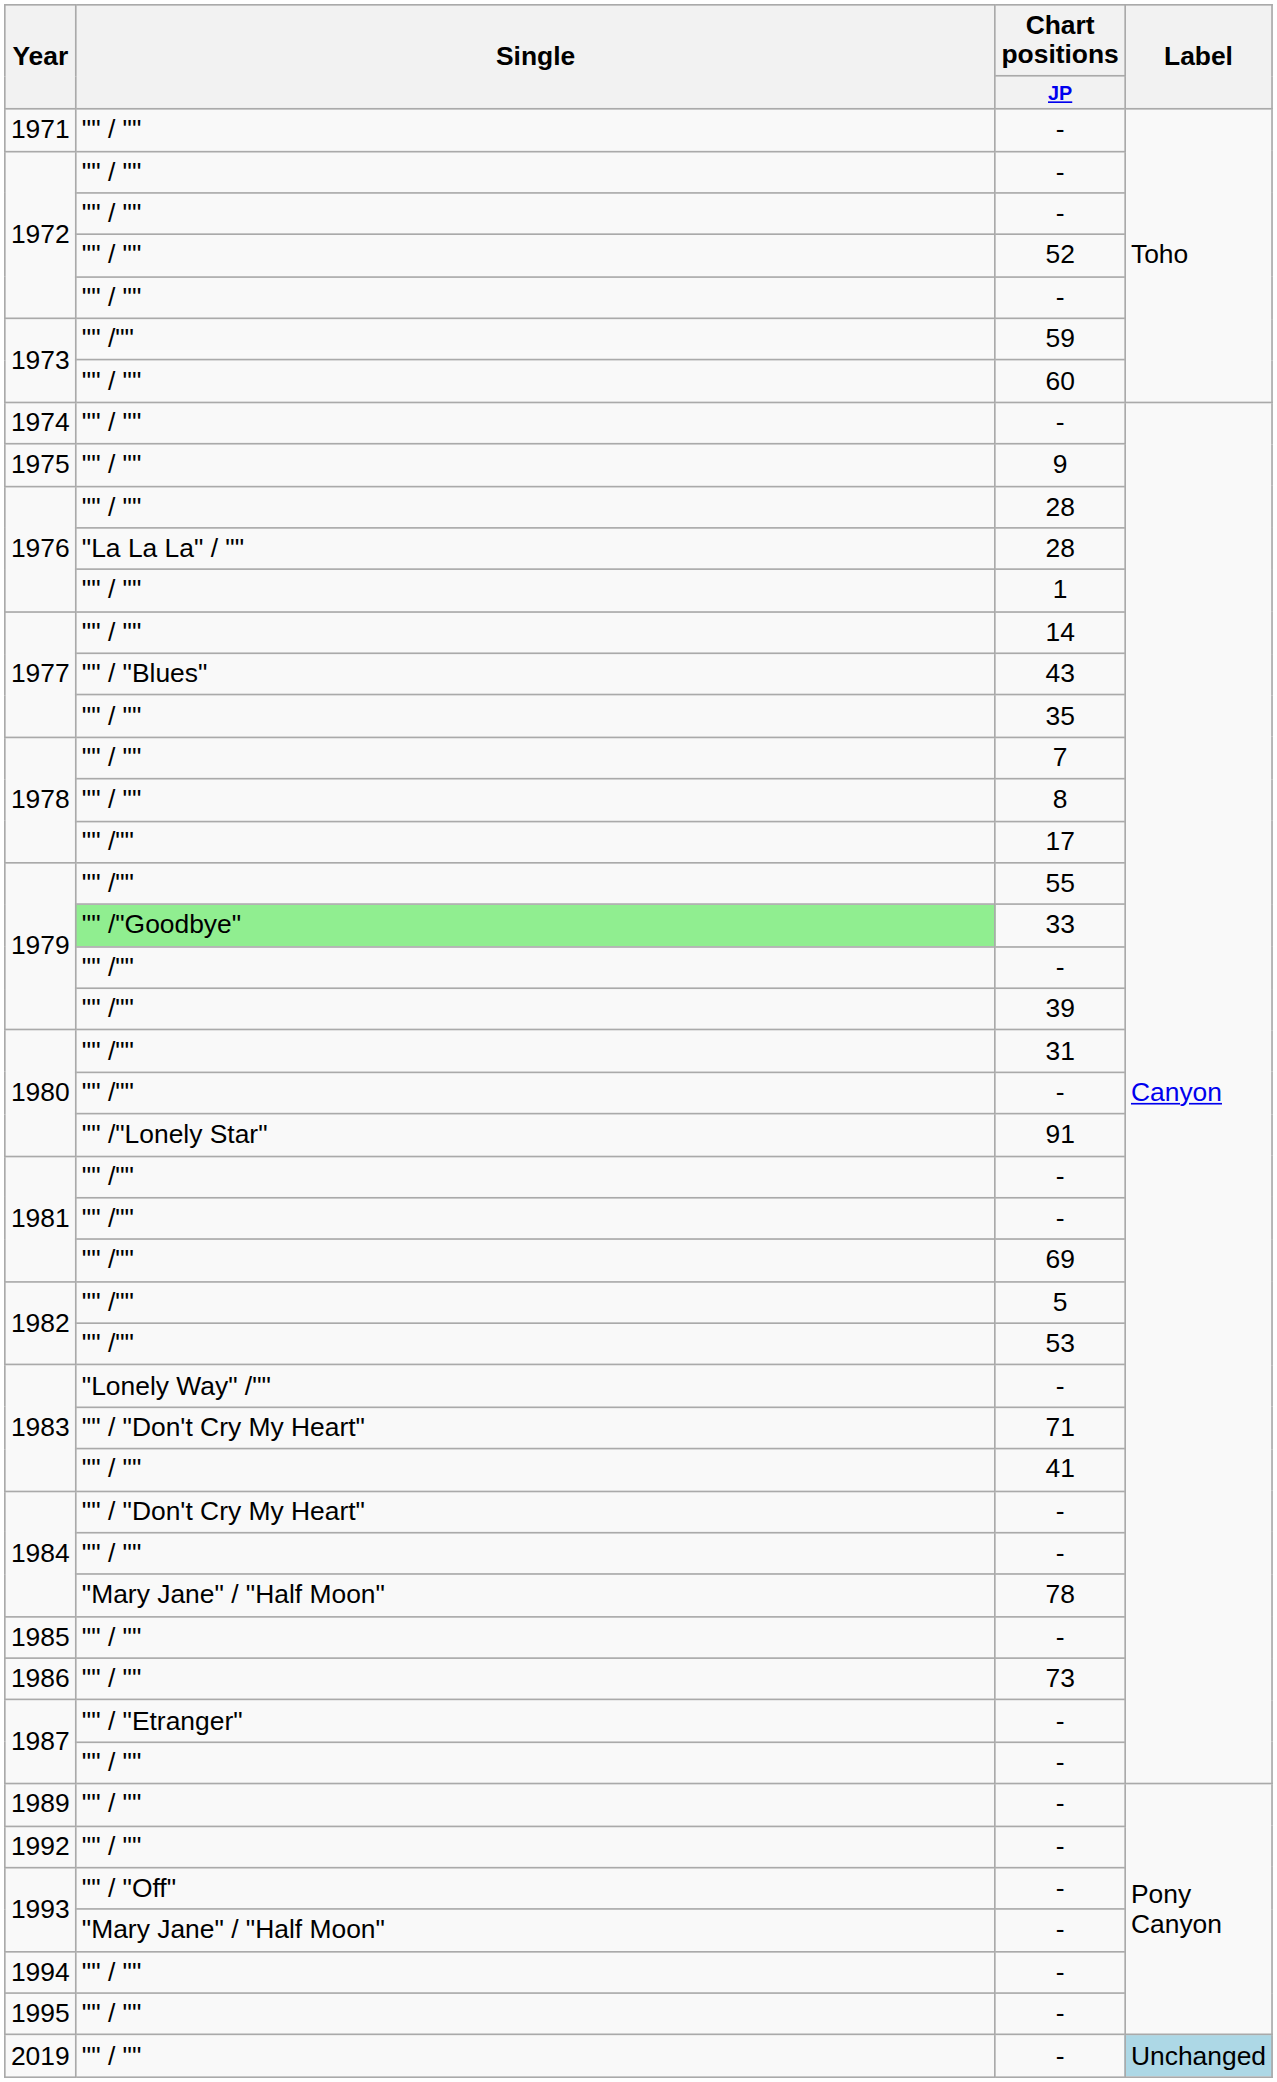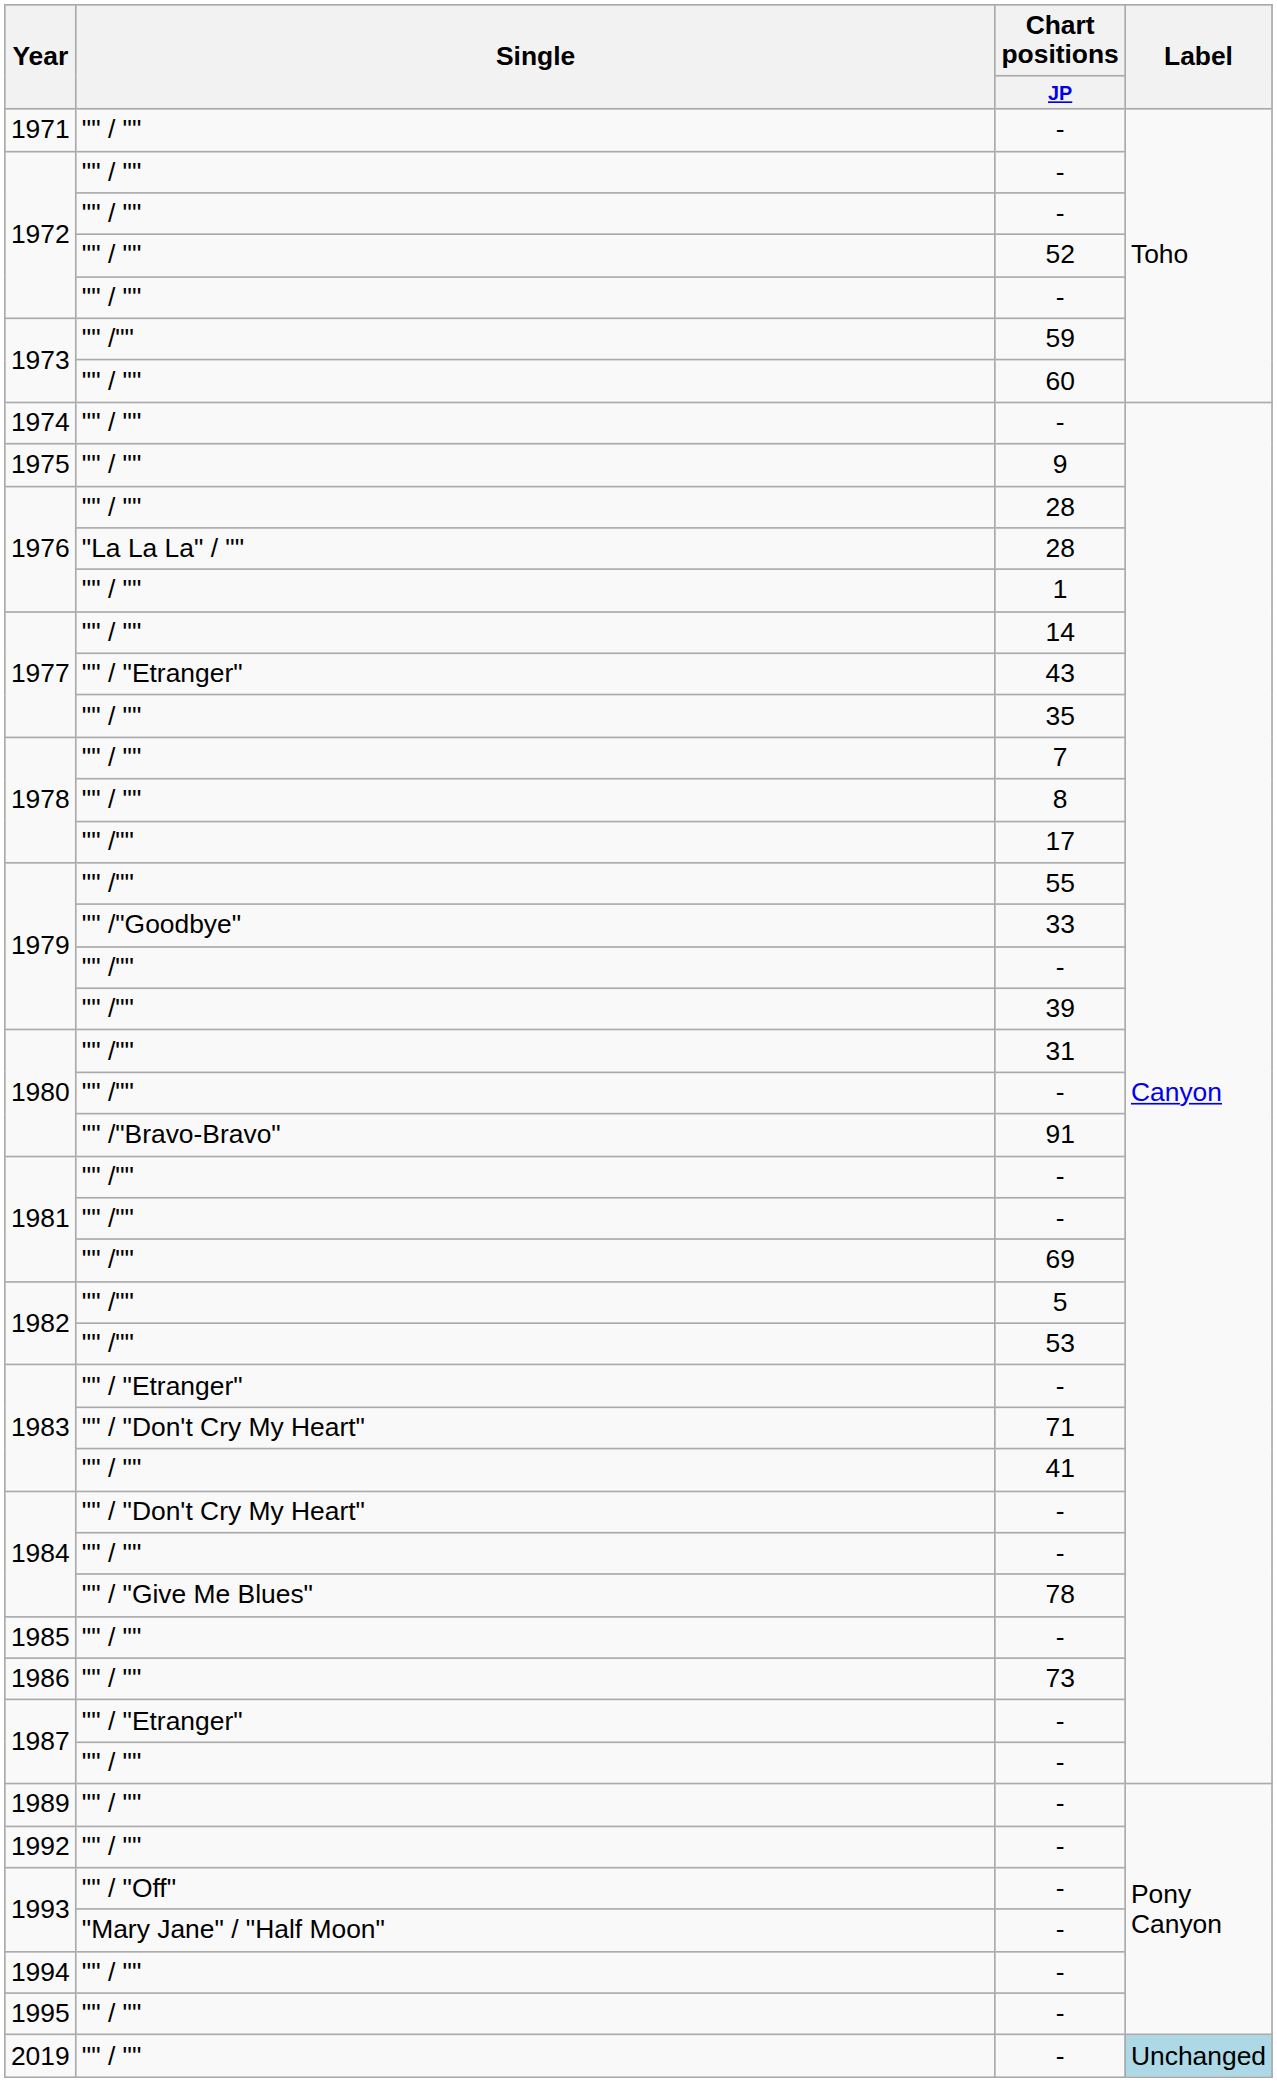(145, 673) "" / "Blues" -> (162, 673) "" / "Etranger"
(161, 925) lightgreen background -> (161, 925) no background
(175, 1134) "" /"Lonely Star" -> (181, 1134) "" /"Bravo-Bravo"
(176, 1385) "Lonely Way" /"" -> (162, 1385) "" / "Etranger"
(233, 1595) "Mary Jane" / "Half Moon" -> (197, 1595) "" / "Give Me Blues"
